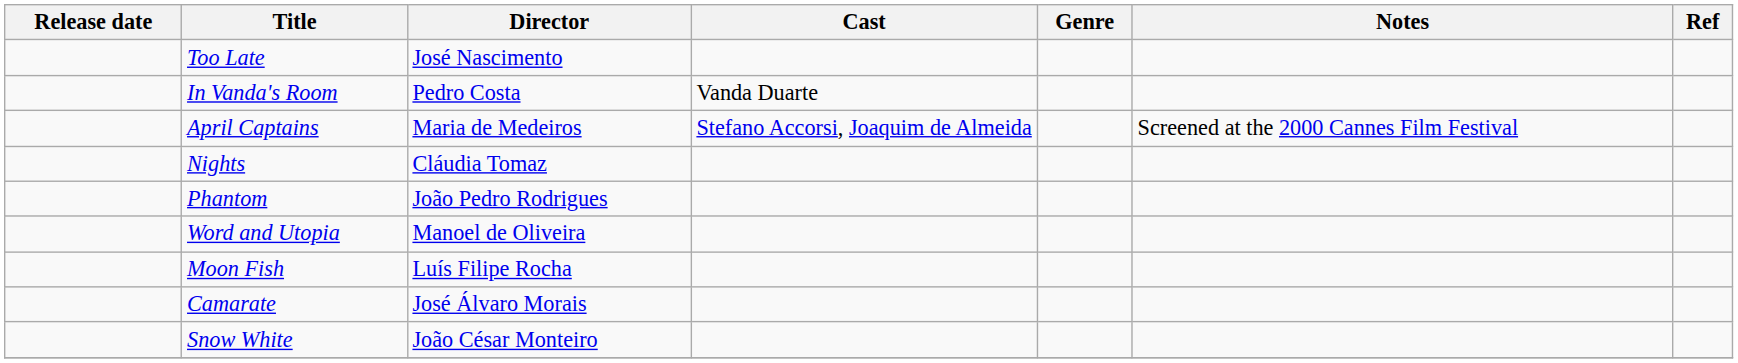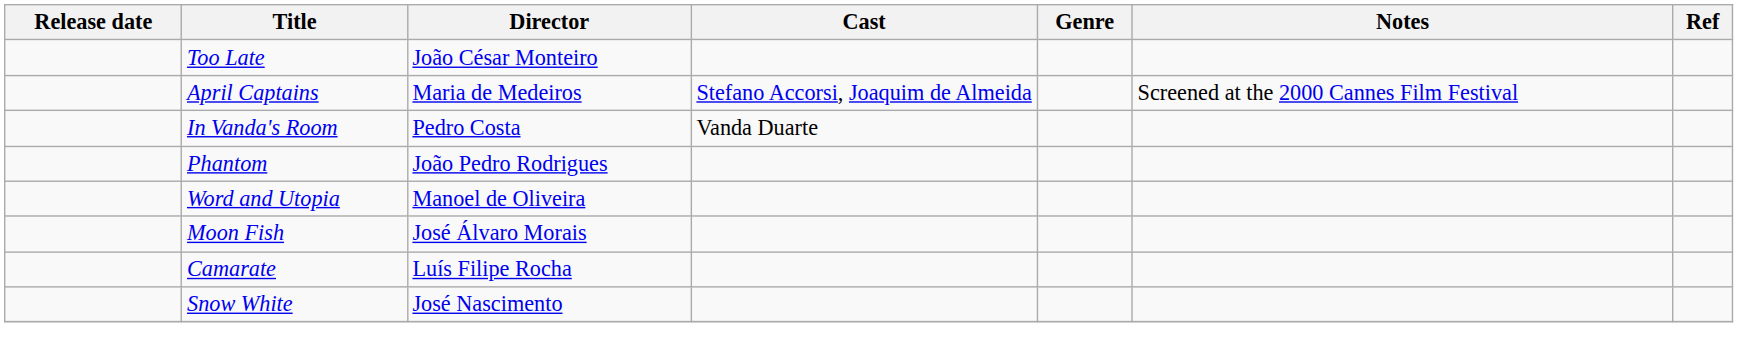(487, 57) José Nascimento -> (505, 57) João César Monteiro
rows swapped: (253, 127) <-> (262, 92)
- row: (216, 163)
(492, 269) Luís Filipe Rocha -> (500, 233) José Álvaro Morais
(500, 304) José Álvaro Morais -> (492, 269) Luís Filipe Rocha
(505, 339) João César Monteiro -> (487, 304) José Nascimento
